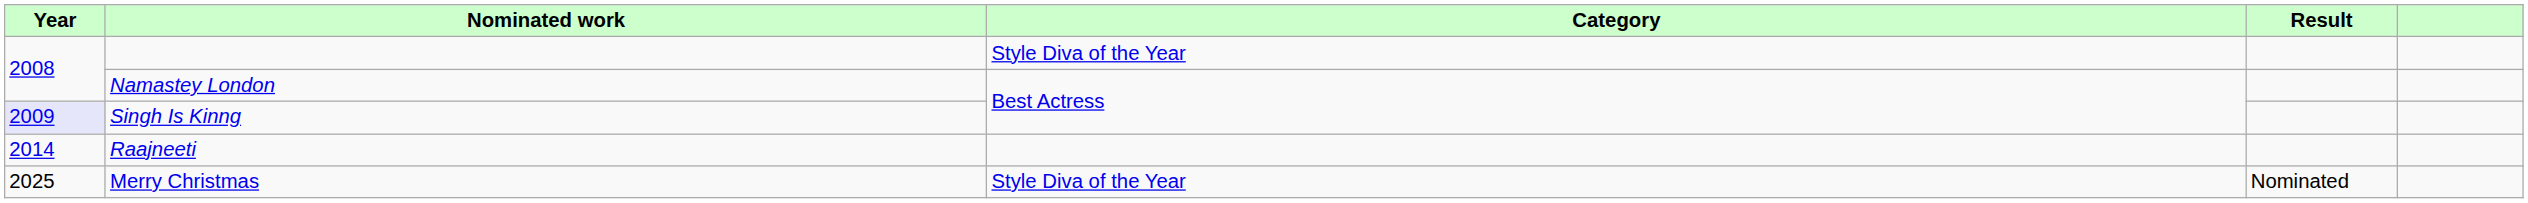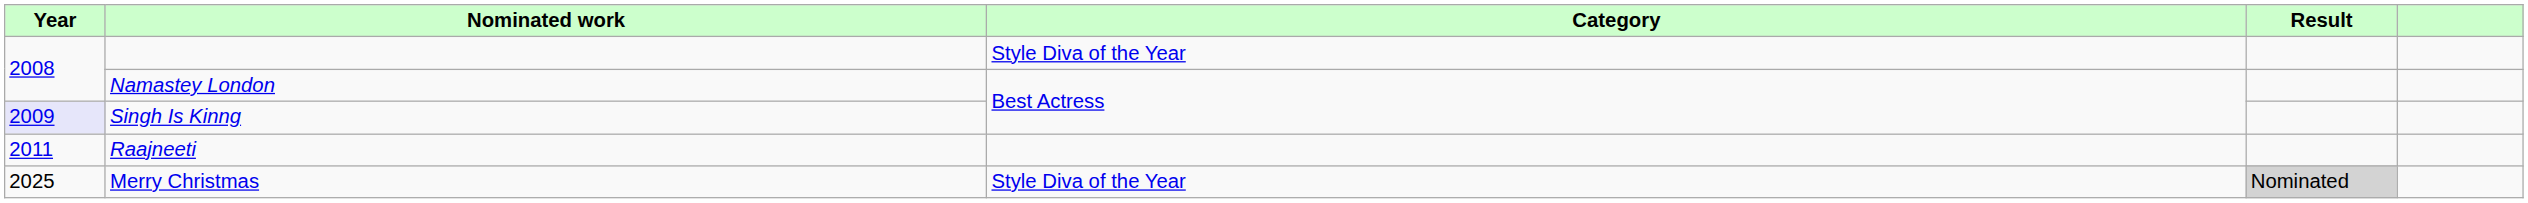(32, 149) 2014 -> (31, 149) 2011
(2300, 181) no background -> (2300, 181) lightgrey background
